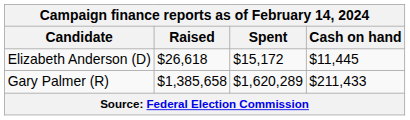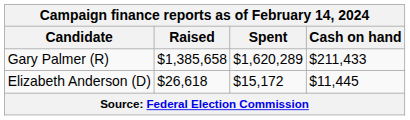rows swapped: (58, 81) <-> (79, 59)
